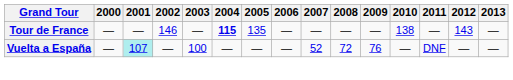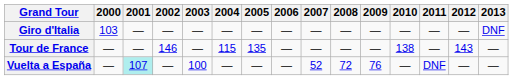+ row: (49, 30)
(227, 30) bold -> (227, 48) normal
